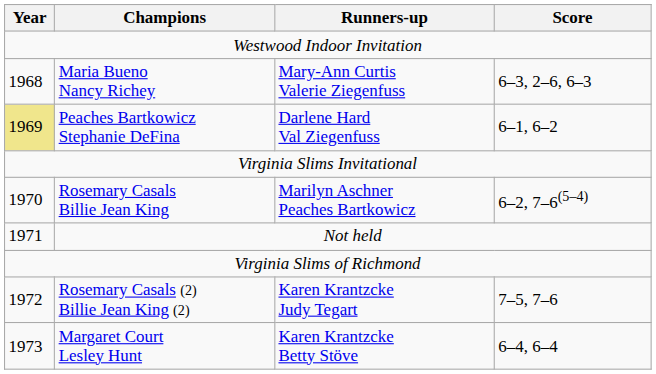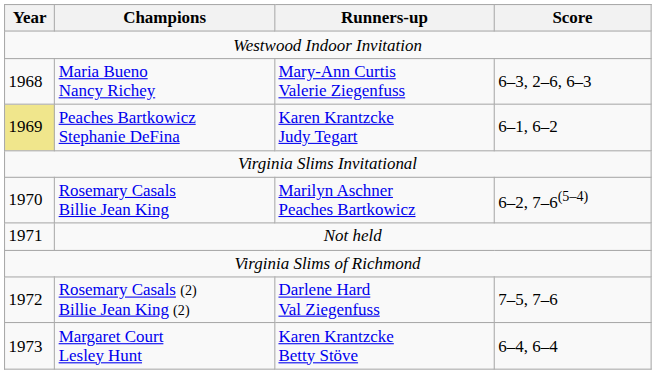(329, 127) Darlene Hard Val Ziegenfuss -> (336, 127) Karen Krantzcke Judy Tegart
(336, 299) Karen Krantzcke Judy Tegart -> (329, 299) Darlene Hard Val Ziegenfuss
